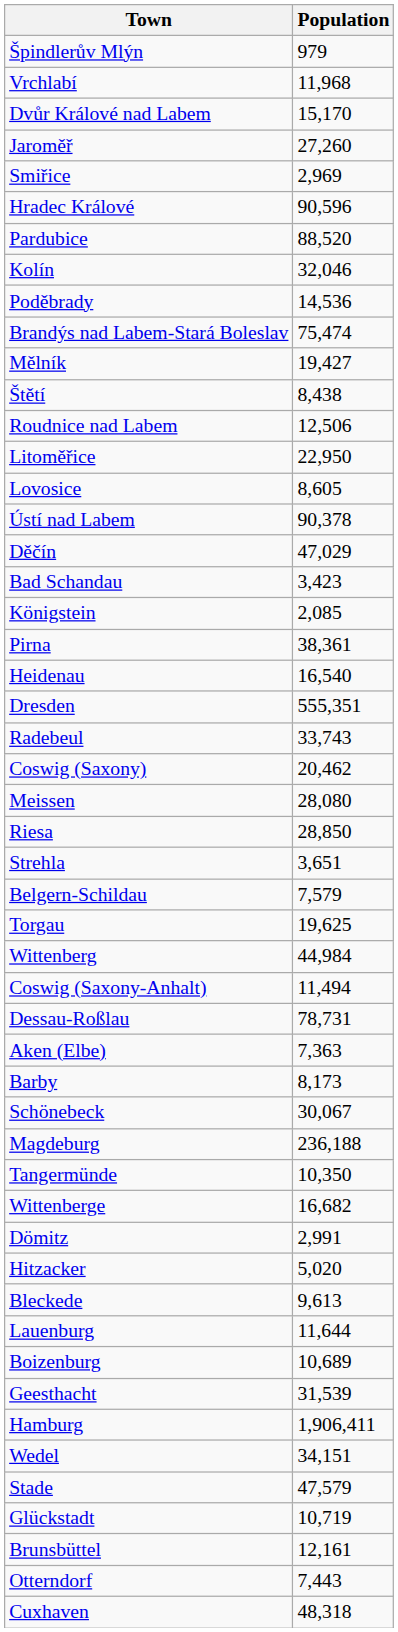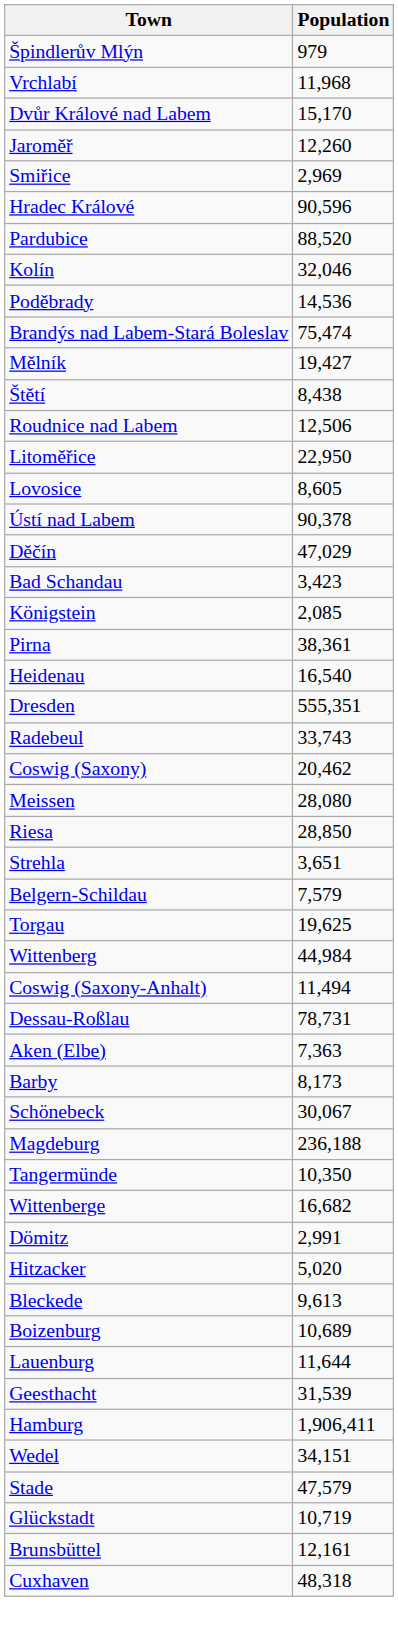(325, 144) 27,260 -> (325, 144) 12,260
rows swapped: (55, 1362) <-> (52, 1330)
- row: (51, 1580)
